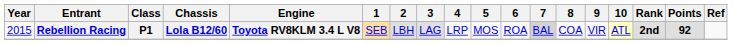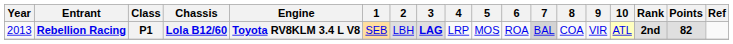(19, 30) 2015 -> (19, 30) 2013
(430, 30) normal -> (431, 30) bold
(685, 30) 92 -> (686, 30) 82
